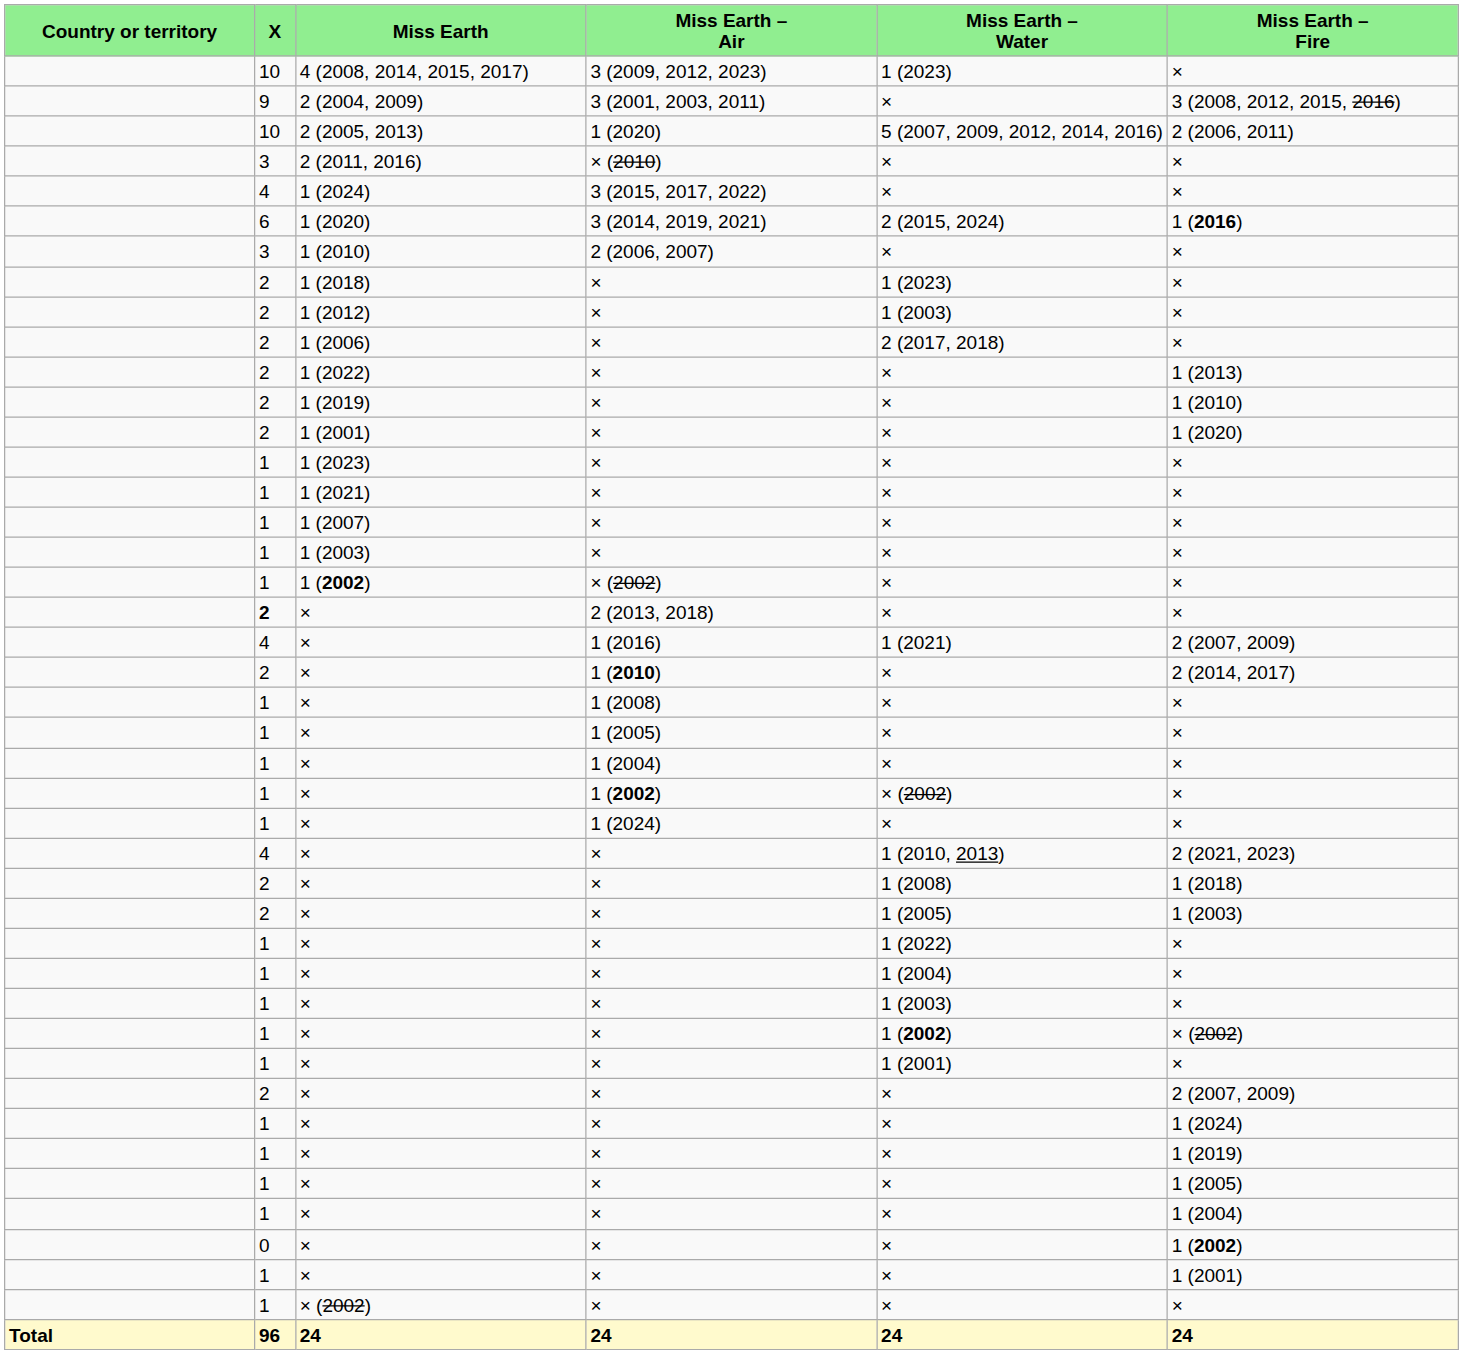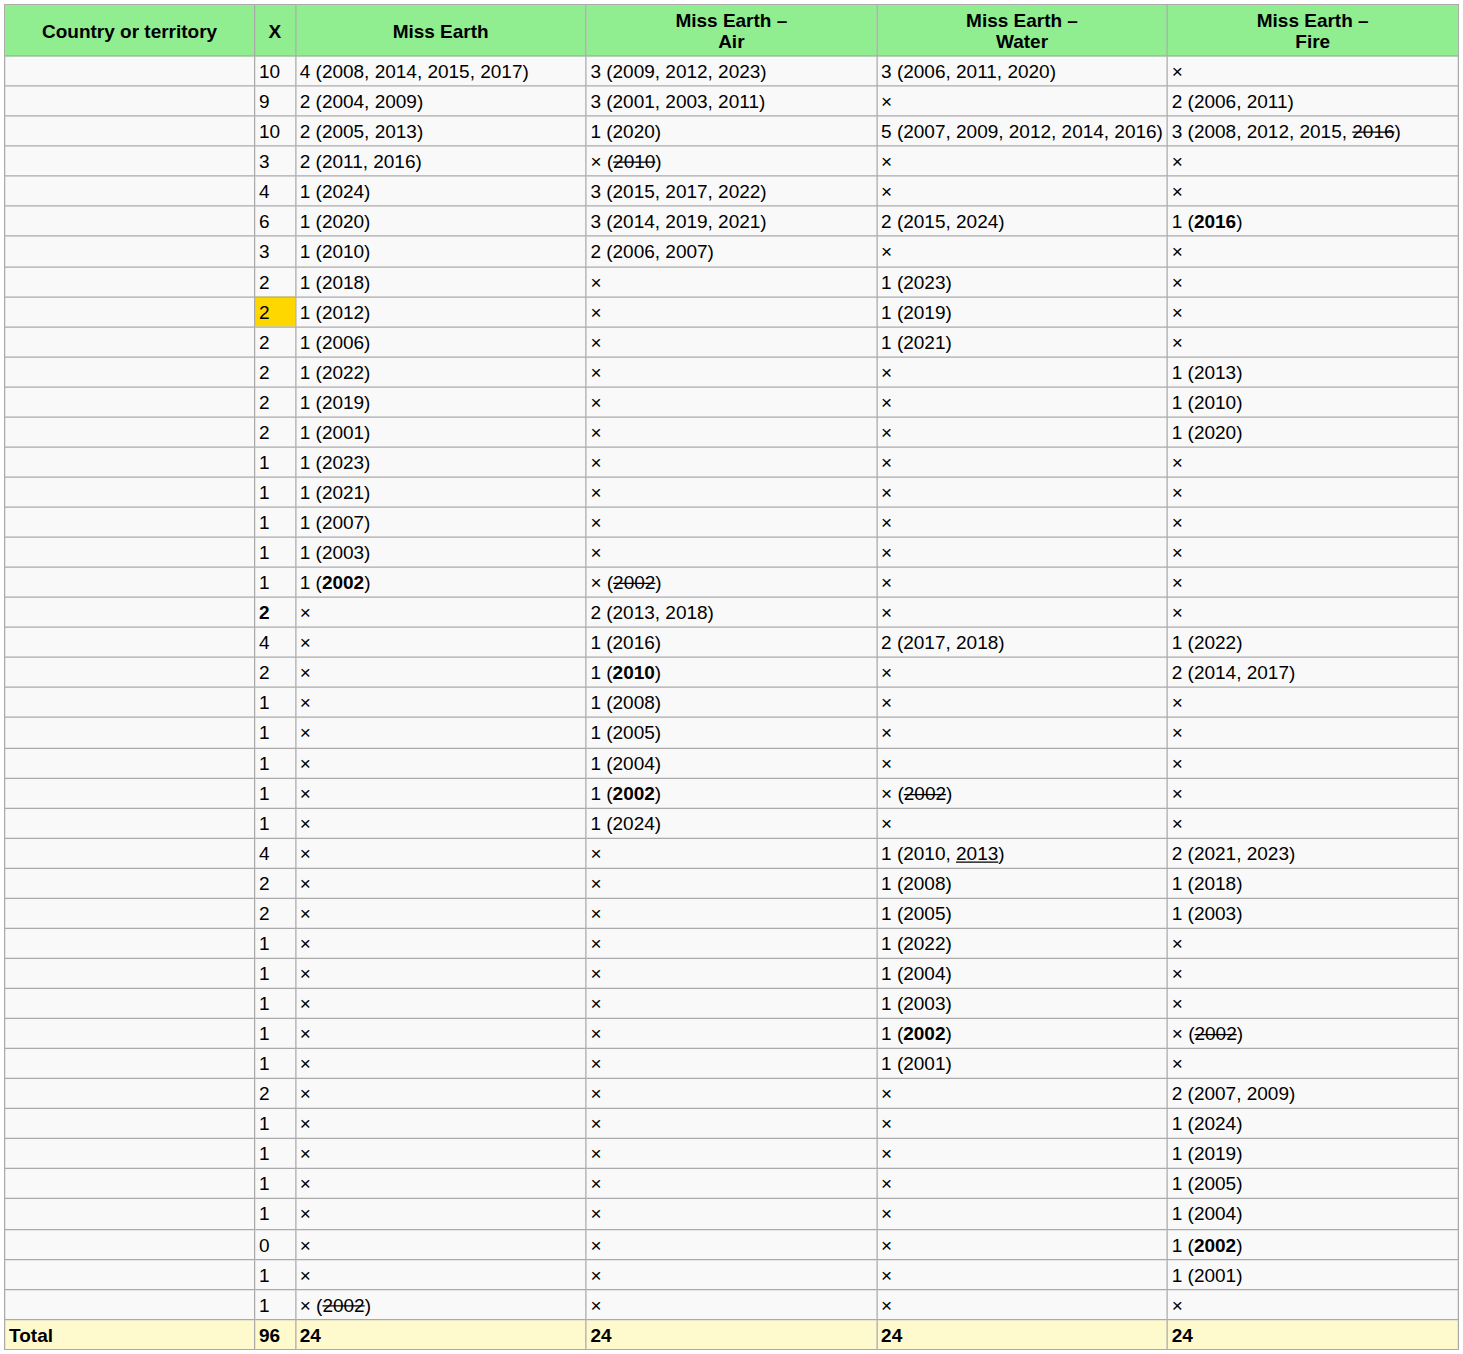(916, 71) 1 (2023) -> (969, 71) 3 (2006, 2011, 2020)
(1286, 101) 3 (2008, 2012, 2015, 2016) -> (1233, 101) 2 (2006, 2011)
(1233, 131) 2 (2006, 2011) -> (1286, 131) 3 (2008, 2012, 2015, 2016)
(264, 312) no background -> (264, 312) gold background
(916, 312) 1 (2003) -> (916, 312) 1 (2019)
(943, 342) 2 (2017, 2018) -> (916, 342) 1 (2021)
(916, 643) 1 (2021) -> (943, 643) 2 (2017, 2018)
(1234, 643) 2 (2007, 2009) -> (1207, 643) 1 (2022)
